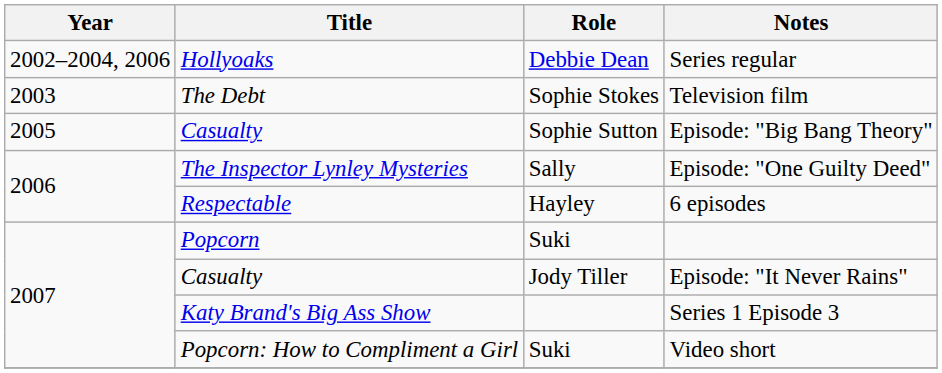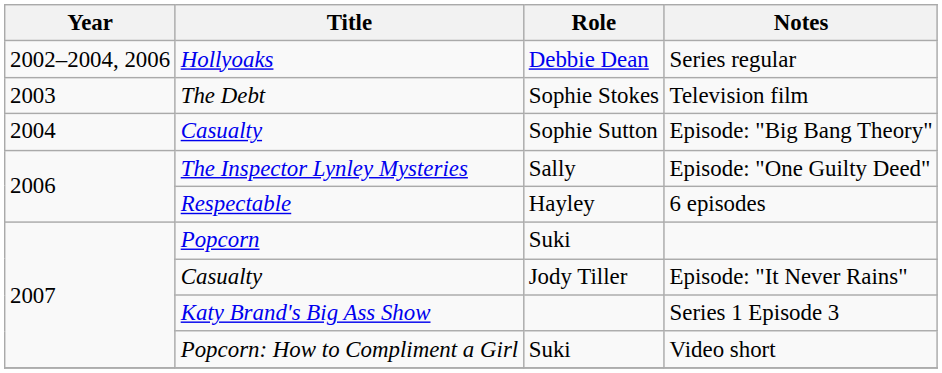(33, 131) 2005 -> (33, 131) 2004
